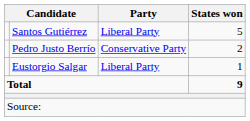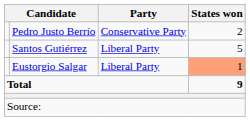rows swapped: (50, 31) <-> (54, 48)
(240, 66) no background -> (240, 66) lightsalmon background
